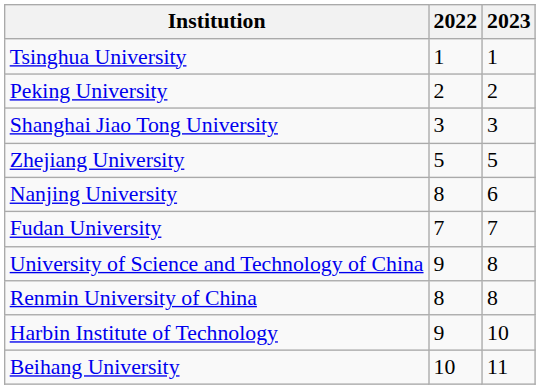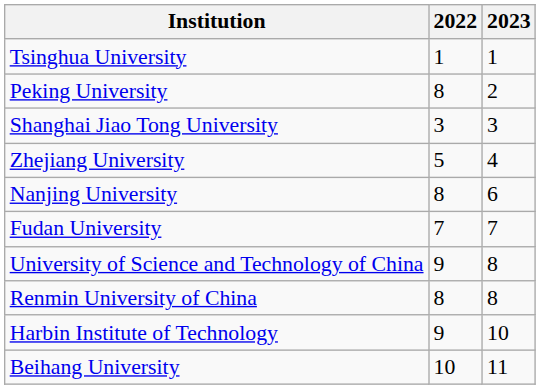(439, 90) 2 -> (439, 90) 8
(493, 159) 5 -> (493, 159) 4
